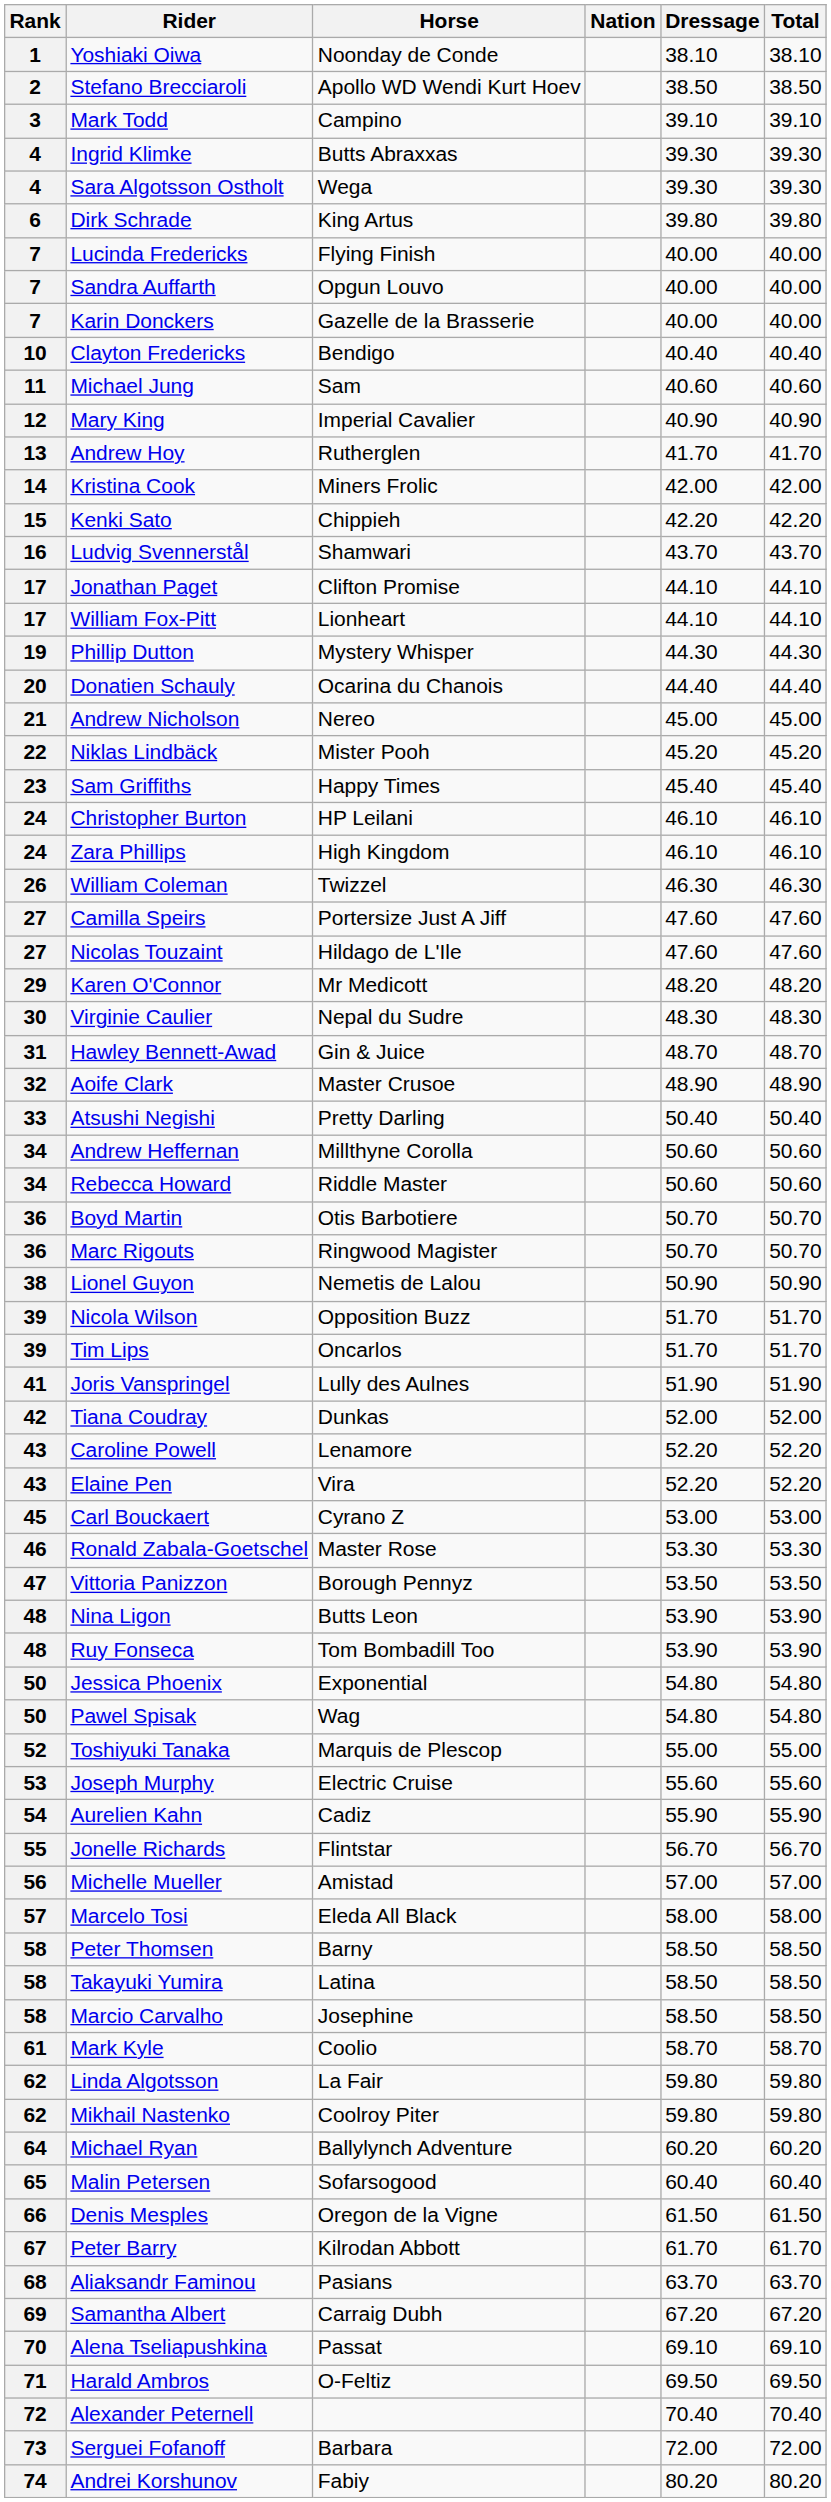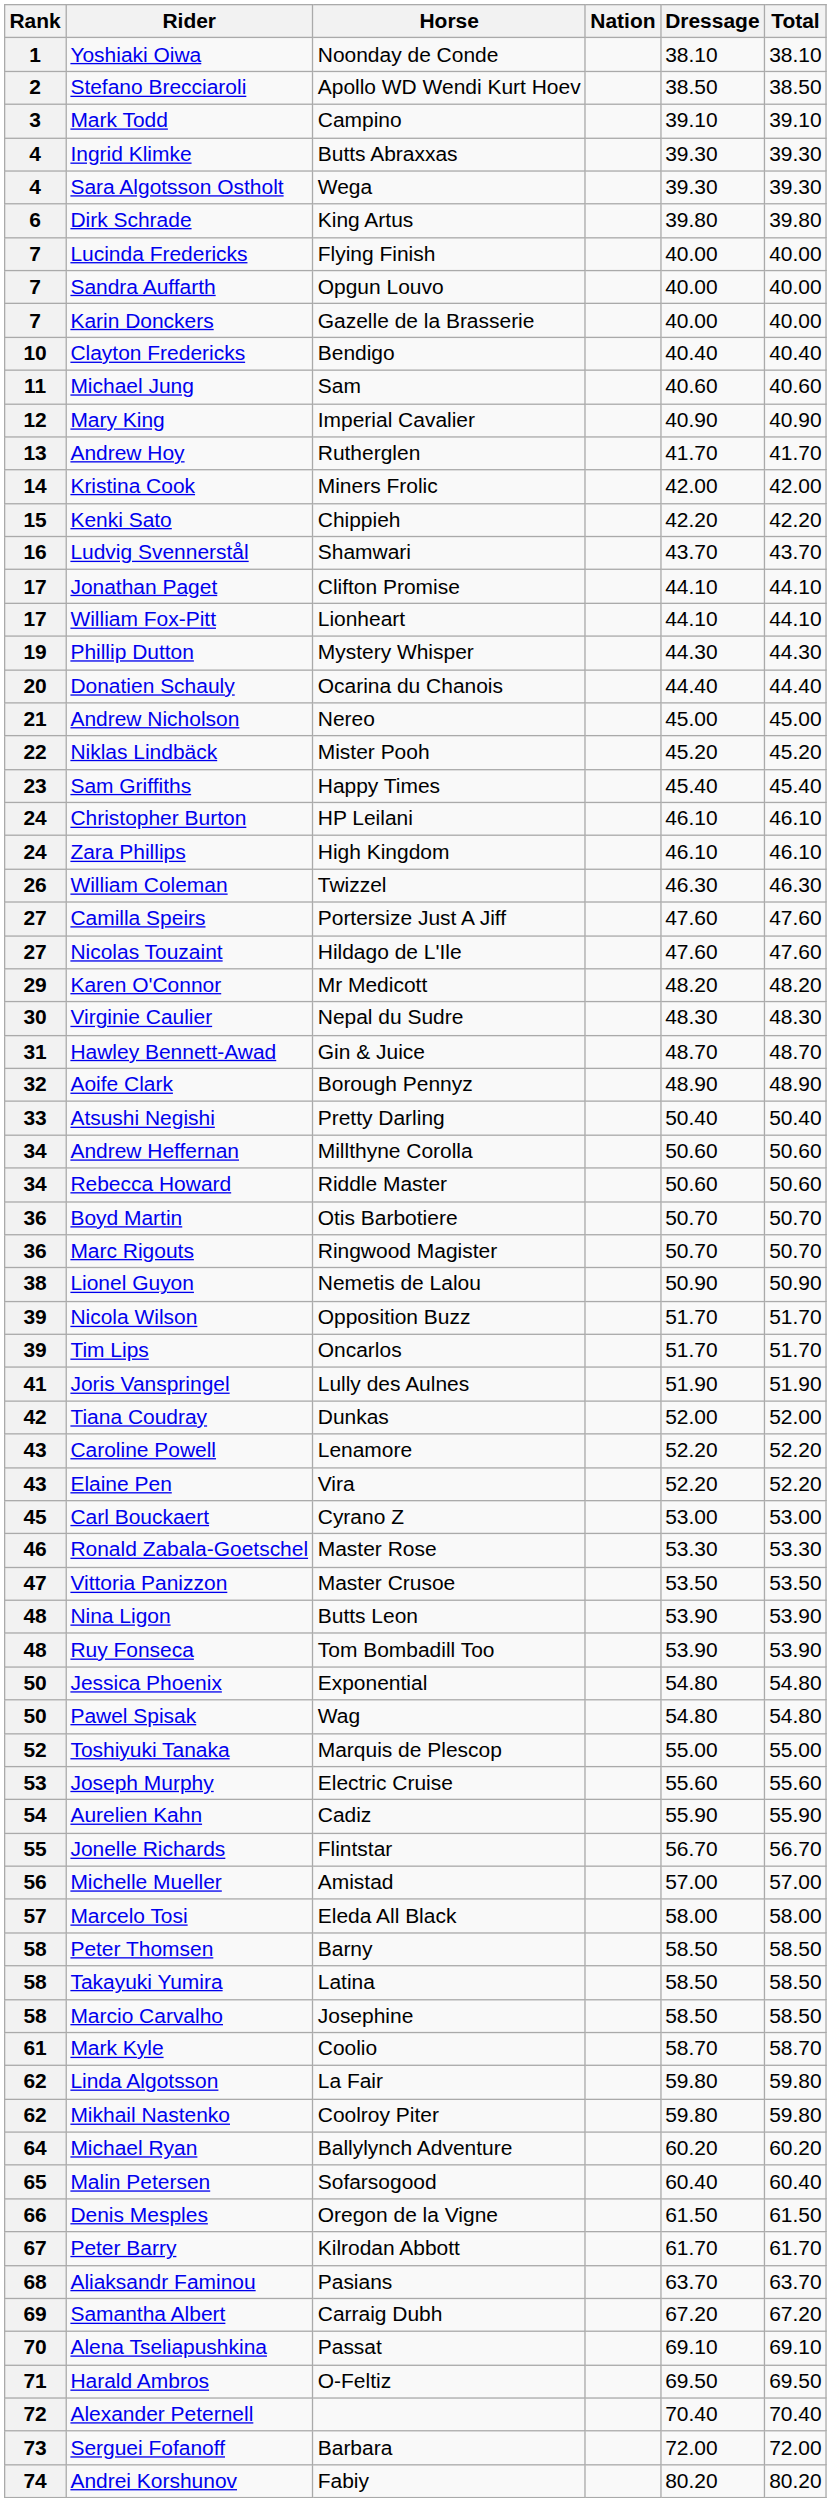(386, 1084) Master Crusoe -> (395, 1084) Borough Pennyz
(395, 1583) Borough Pennyz -> (386, 1583) Master Crusoe
